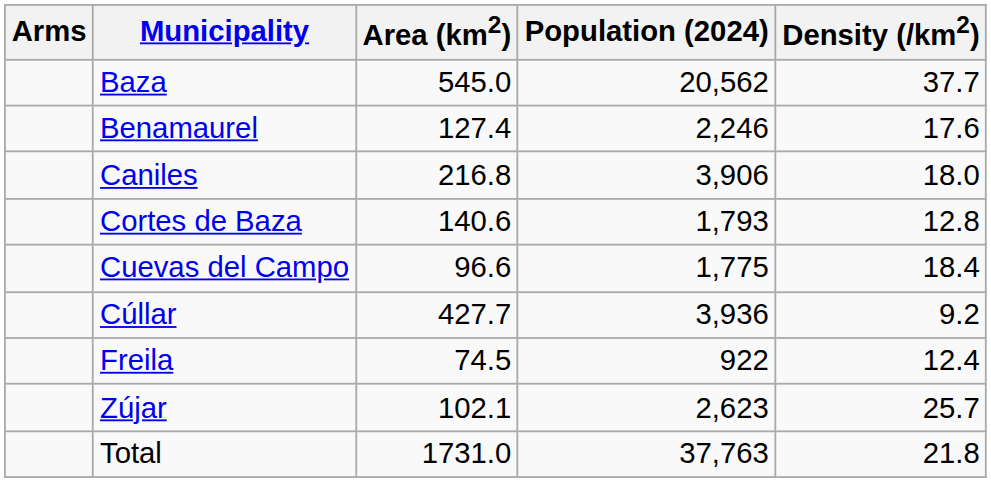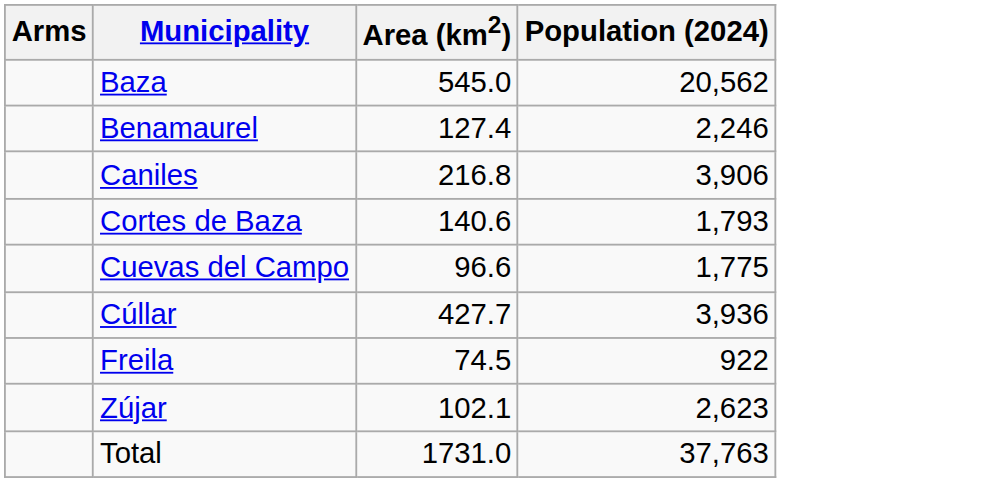- column: (881, 31)
